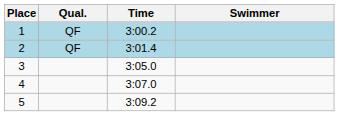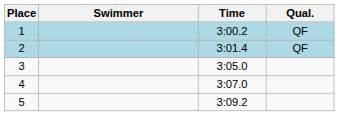columns swapped: (255, 13) <-> (73, 13)
